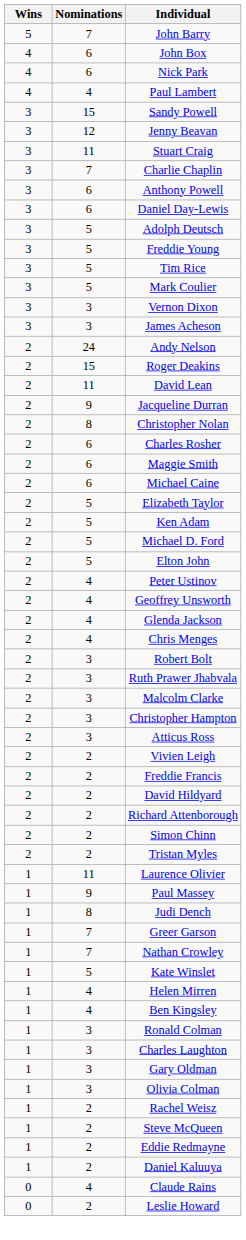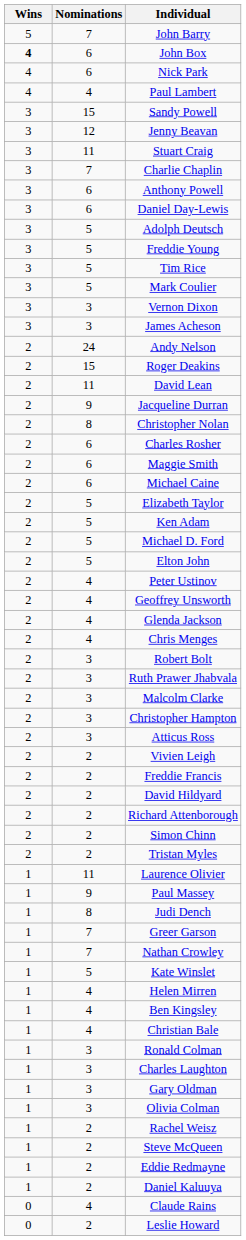(28, 53) normal -> (28, 53) bold
+ row: (183, 1030)
